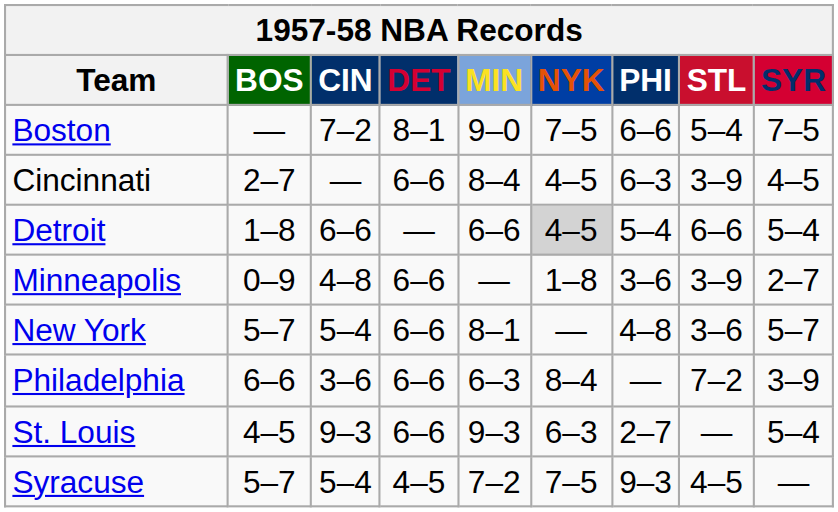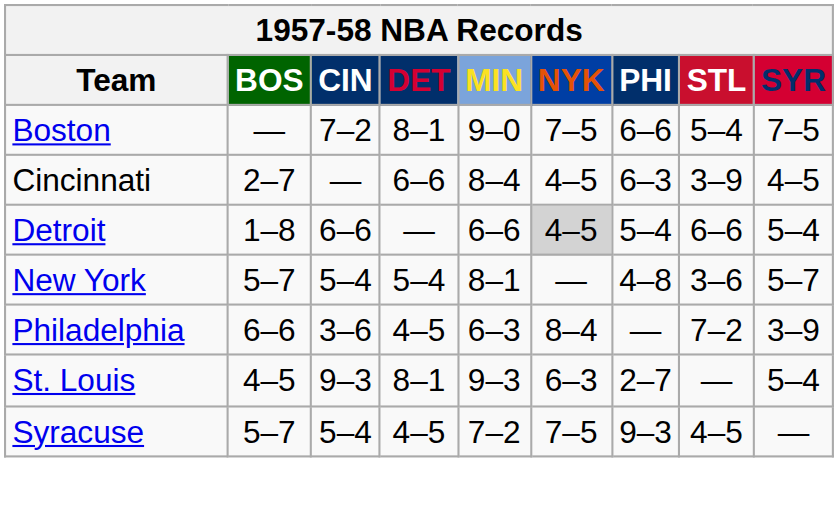- row: (97, 281)
(419, 331) 6–6 -> (419, 281) 5–4
(419, 381) 6–6 -> (419, 331) 4–5
(419, 431) 6–6 -> (419, 381) 8–1
